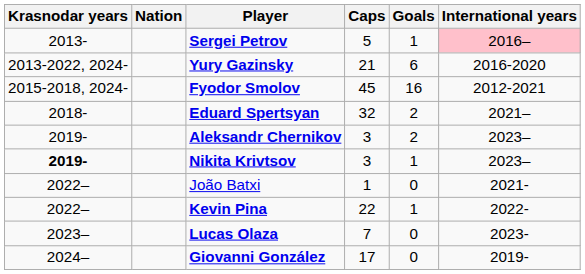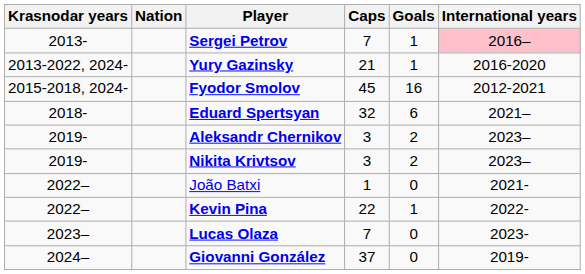(367, 40) 5 -> (367, 40) 7
(414, 64) 6 -> (414, 64) 1
(414, 112) 2 -> (414, 112) 6
(68, 161) bold -> (68, 161) normal
(414, 161) 1 -> (414, 161) 2
(367, 257) 17 -> (367, 257) 37
